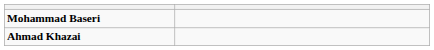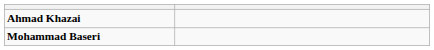rows swapped: (54, 18) <-> (44, 36)
